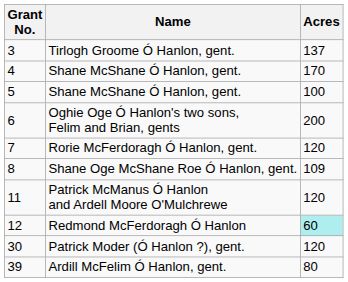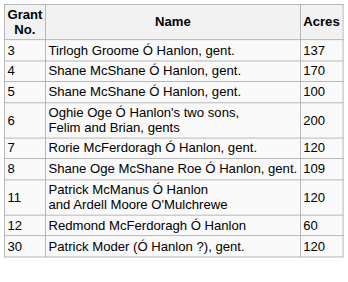(311, 225) paleturquoise background -> (311, 225) no background
- row: (15, 267)
